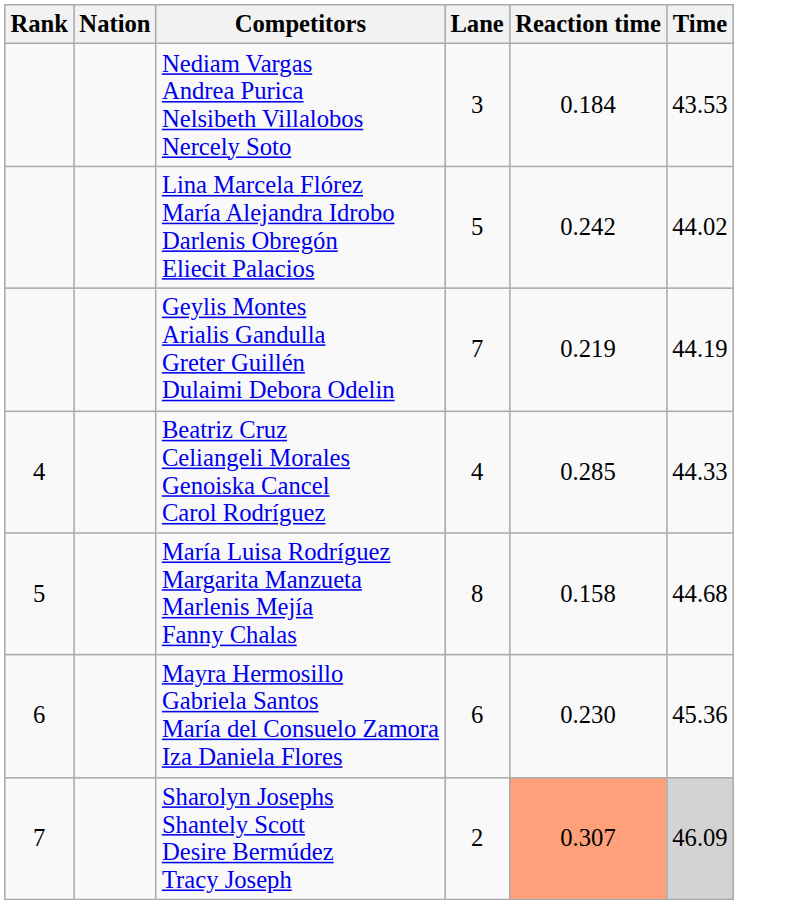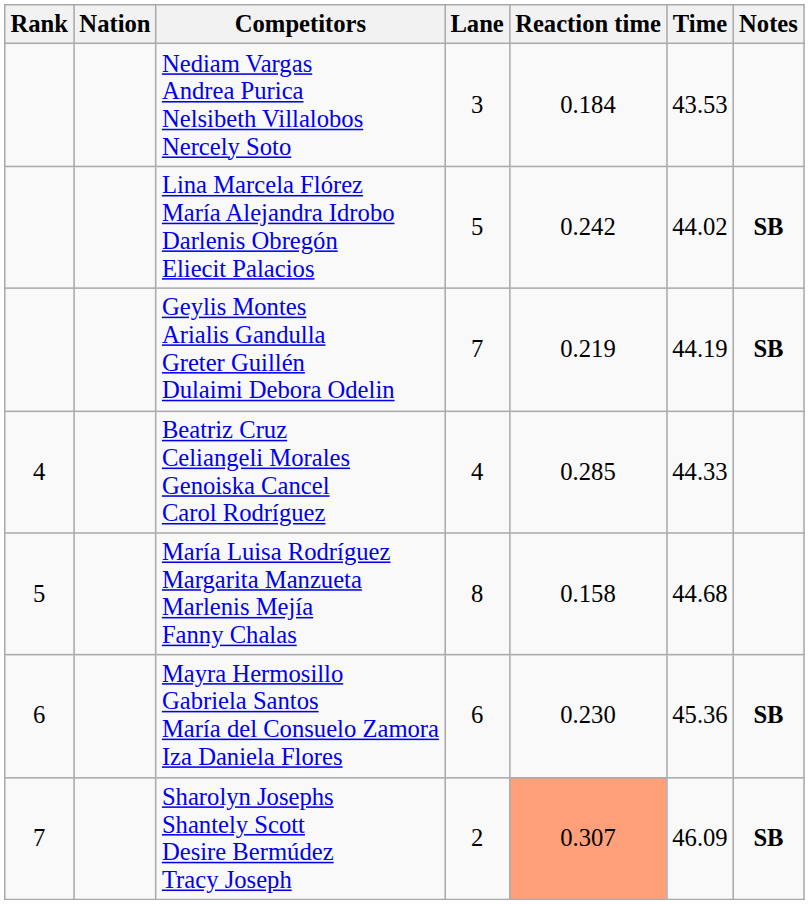+ column: (768, 24)
(700, 838) lightgrey background -> (700, 838) no background
